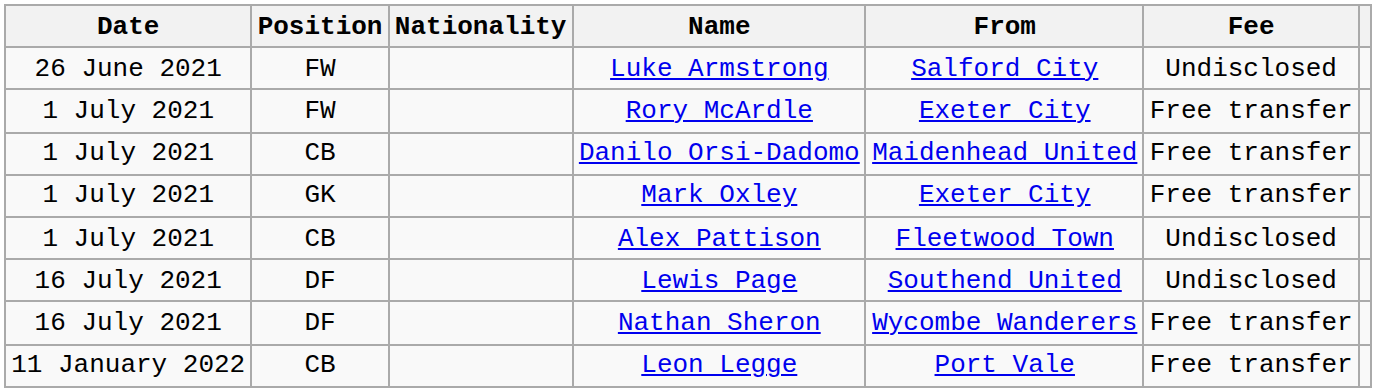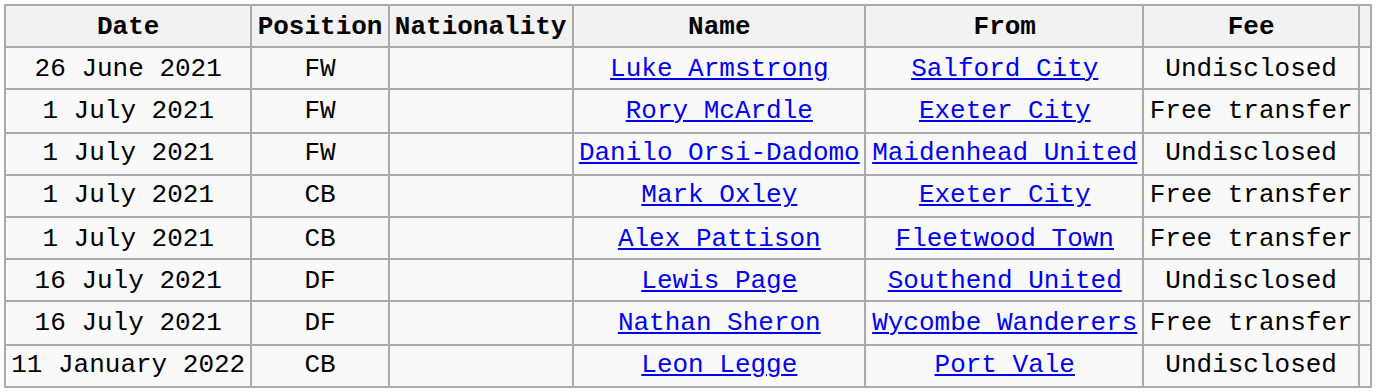(320, 153) CB -> (320, 153) FW
(1251, 153) Free transfer -> (1251, 153) Undisclosed
(320, 196) GK -> (320, 196) CB
(1251, 238) Undisclosed -> (1251, 238) Free transfer
(1251, 365) Free transfer -> (1251, 365) Undisclosed
